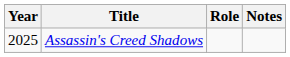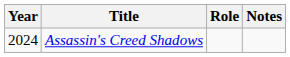(23, 40) 2025 -> (23, 40) 2024
